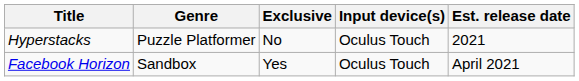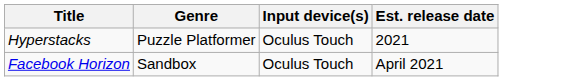- column: (297, 16)
